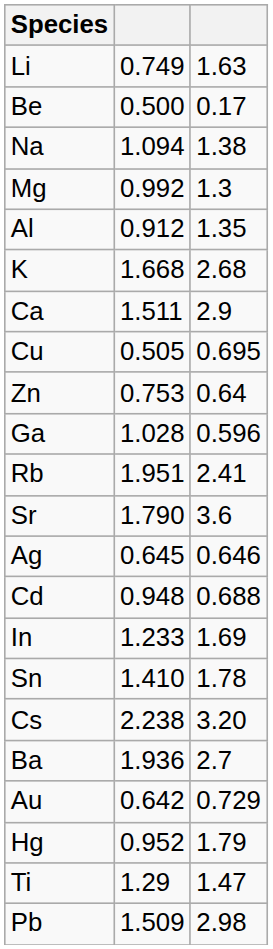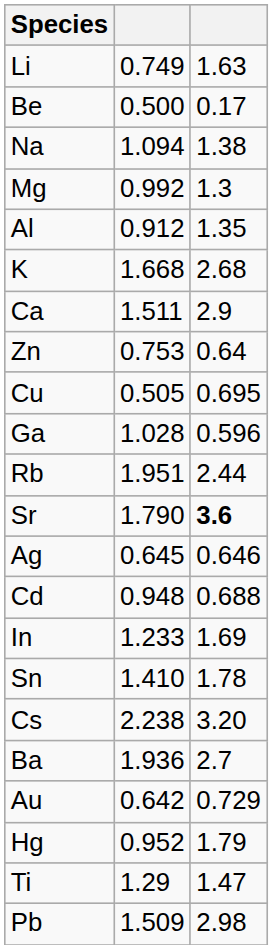rows swapped: (27, 351) <-> (26, 392)
(221, 474) 2.41 -> (221, 474) 2.44
(214, 515) normal -> (214, 515) bold
